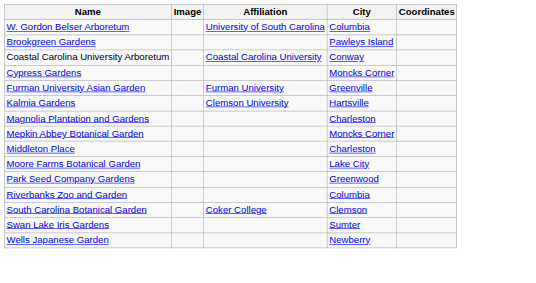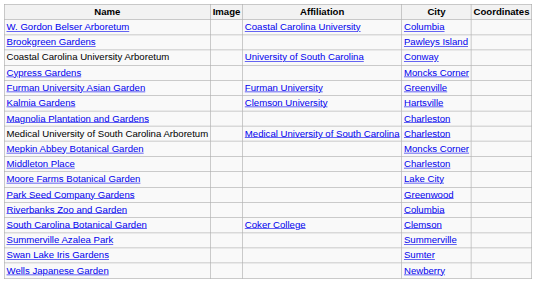(265, 27) University of South Carolina -> (303, 27) Coastal Carolina University
(264, 57) Coastal Carolina University -> (304, 57) University of South Carolina
+ row: (107, 133)
+ row: (60, 240)
